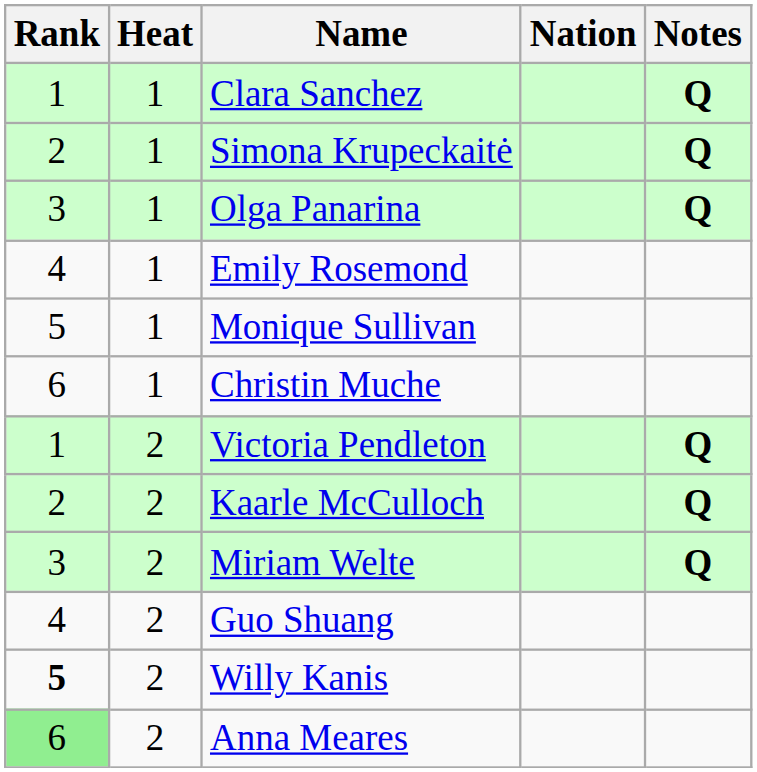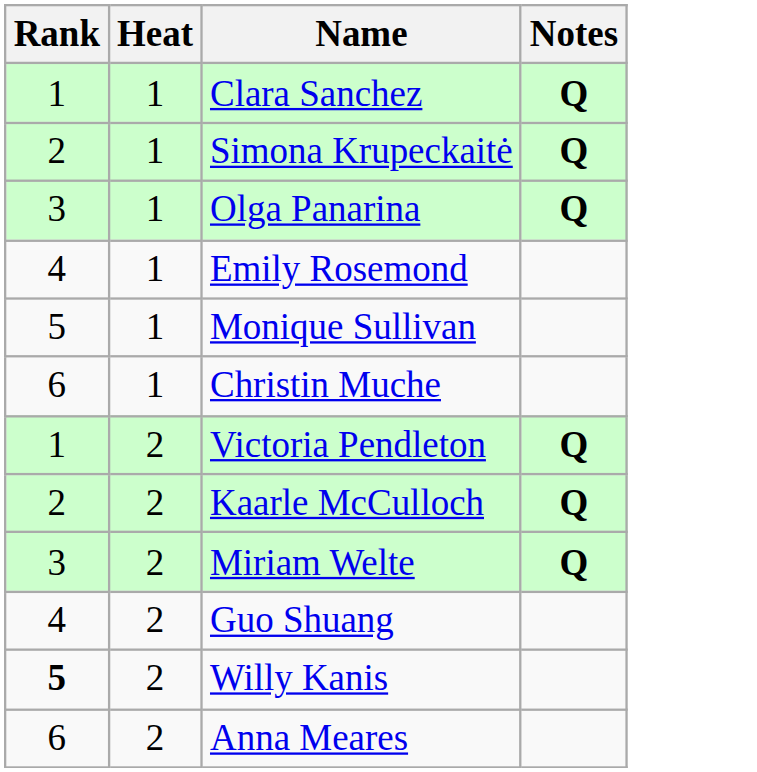- column: (583, 33)
(57, 737) lightgreen background -> (57, 737) no background
